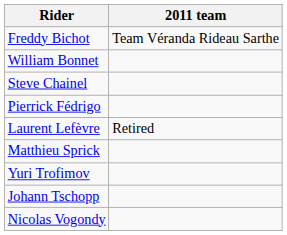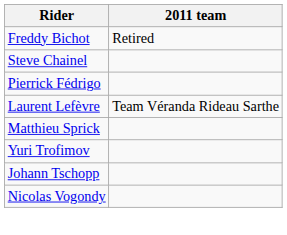(196, 38) Team Véranda Rideau Sarthe -> (133, 38) Retired
- row: (53, 60)
(133, 128) Retired -> (196, 106) Team Véranda Rideau Sarthe
